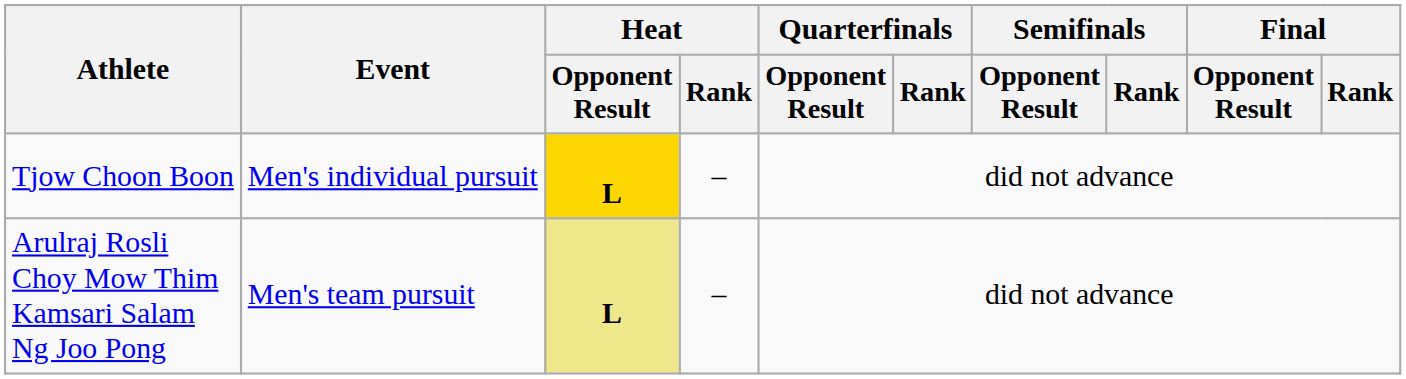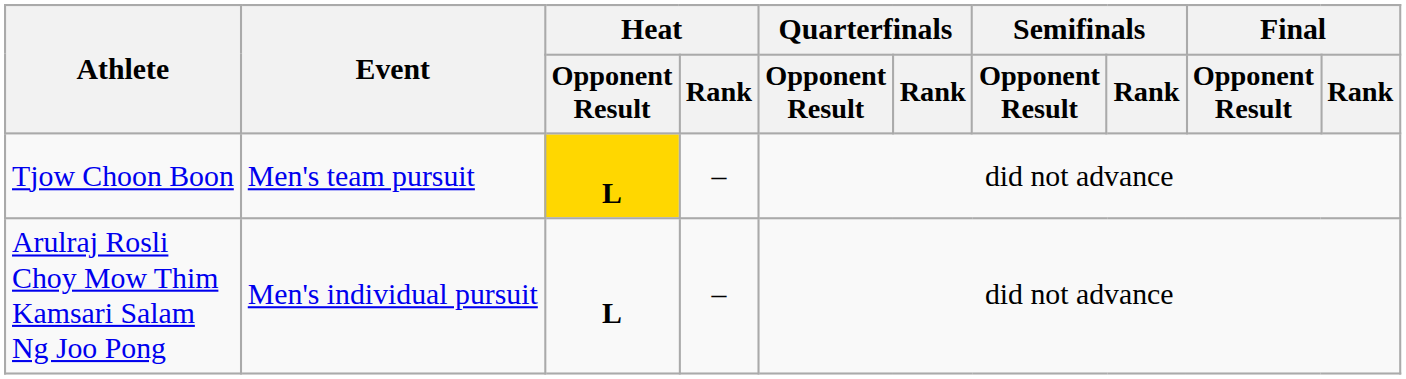(393, 175) Men's individual pursuit -> (361, 175) Men's team pursuit
(361, 295) Men's team pursuit -> (393, 295) Men's individual pursuit
(612, 312) khaki background -> (612, 312) no background
